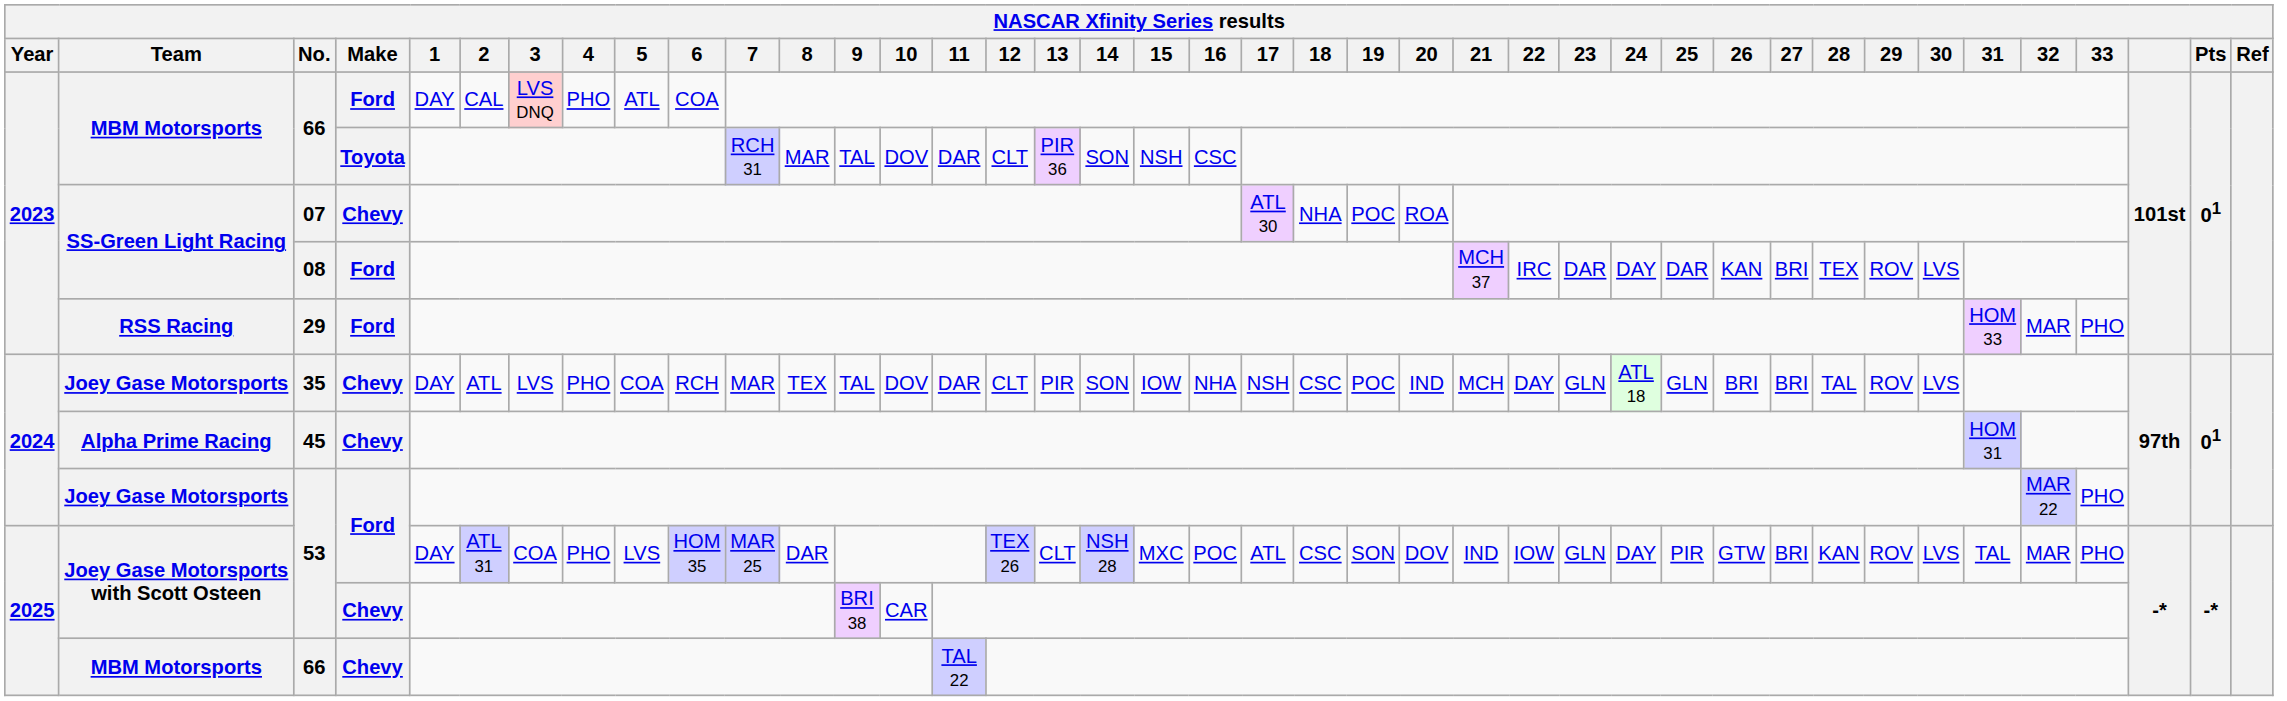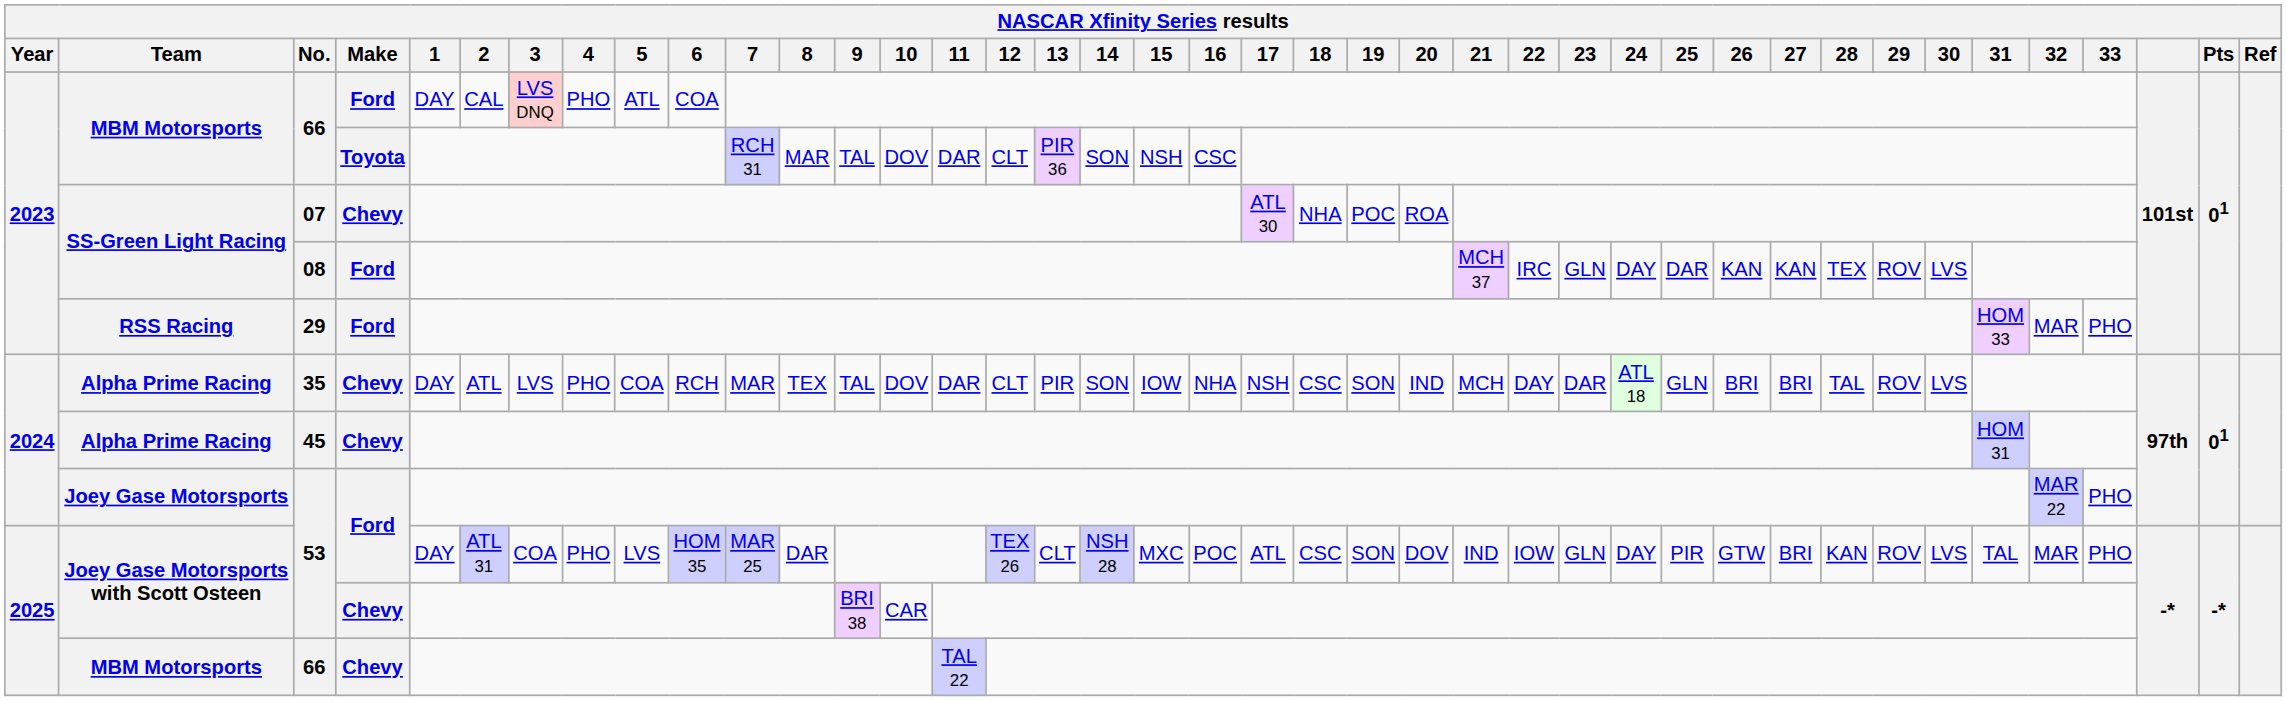(1585, 270) DAR -> (1585, 270) GLN
(1792, 270) BRI -> (1796, 270) KAN
(176, 383) Joey Gase Motorsports -> (176, 383) Alpha Prime Racing
(1373, 383) POC -> (1373, 383) SON
(1585, 383) GLN -> (1585, 383) DAR
